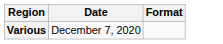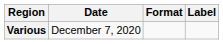+ column: (202, 13)
